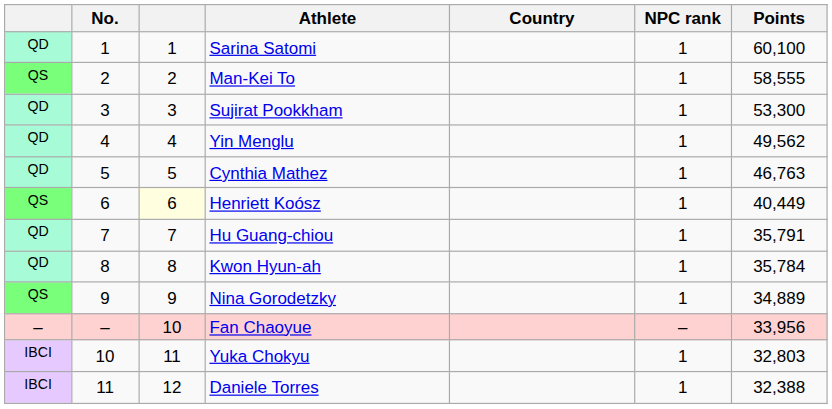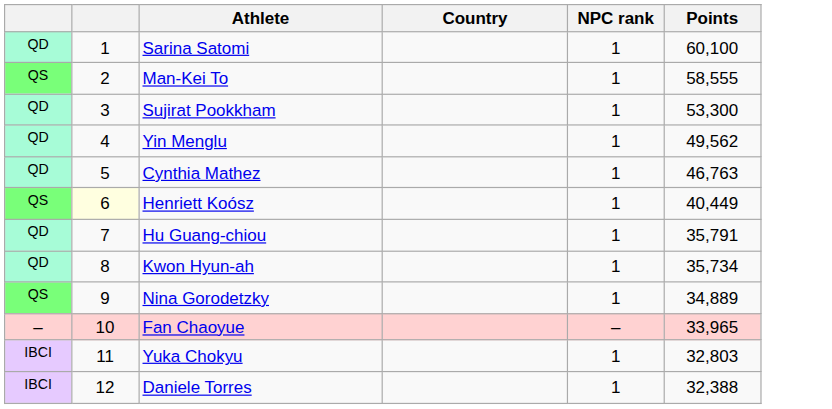- column: (105, 18)
(779, 267) 35,784 -> (712, 267) 35,734
(779, 327) 33,956 -> (712, 327) 33,965
